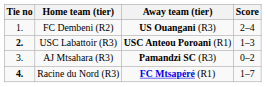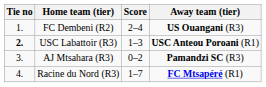columns swapped: (247, 12) <-> (178, 12)
(20, 74) bold -> (20, 74) normal
